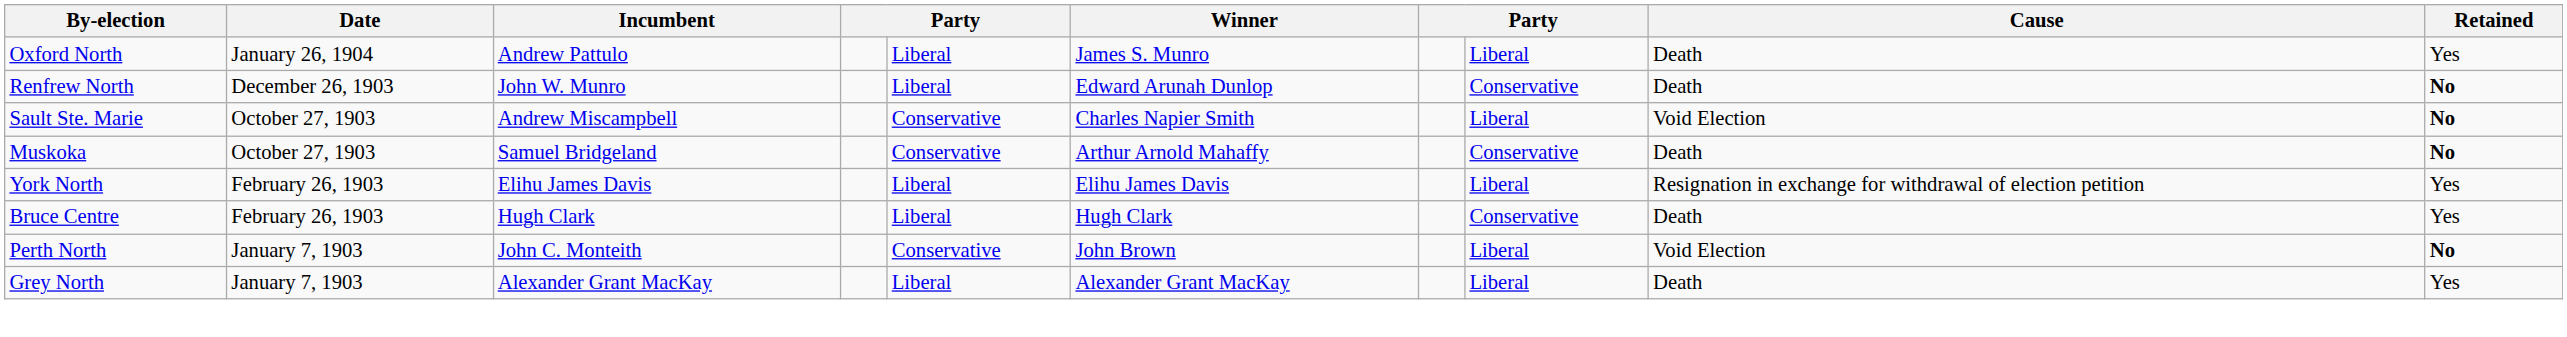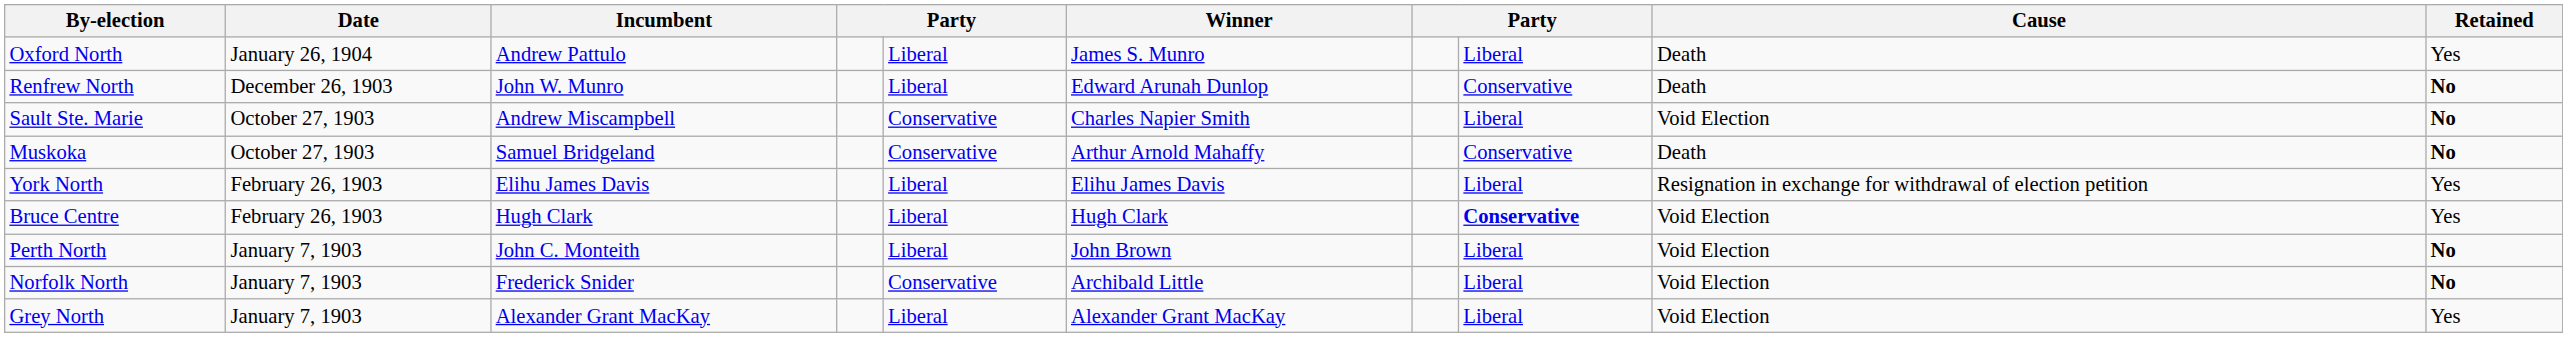(1524, 217) normal -> (1521, 217) bold
(1678, 217) Death -> (1713, 217) Void Election
(946, 250) Conservative -> (918, 250) Liberal
+ row: (69, 282)
(1678, 282) Death -> (1713, 315) Void Election
